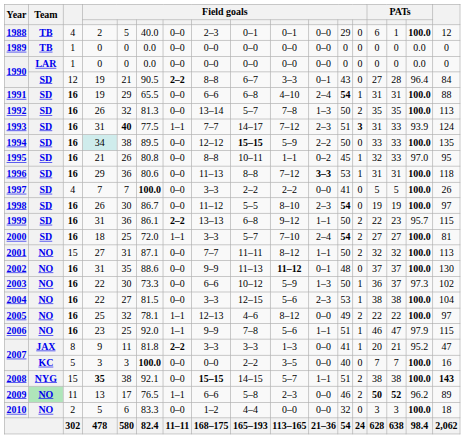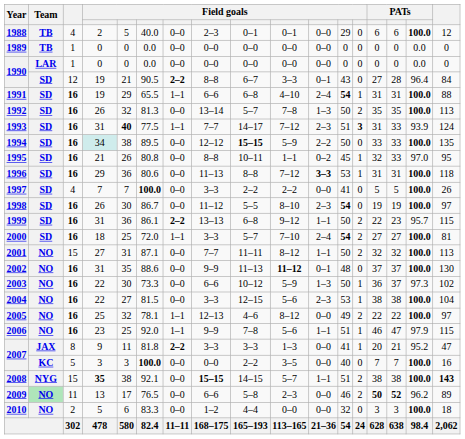(396, 32) 1 -> (396, 32) 6
(177, 95) 0–0 -> (177, 95) 1–1
(177, 394) 1–1 -> (177, 394) 0–0
